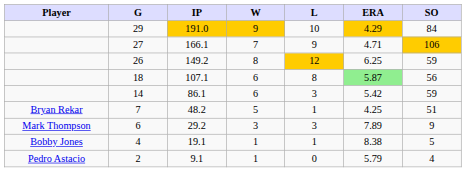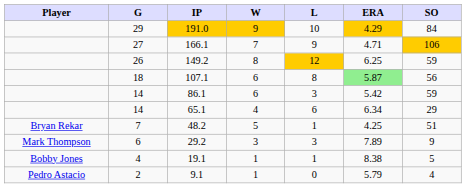+ row: (197, 110)
